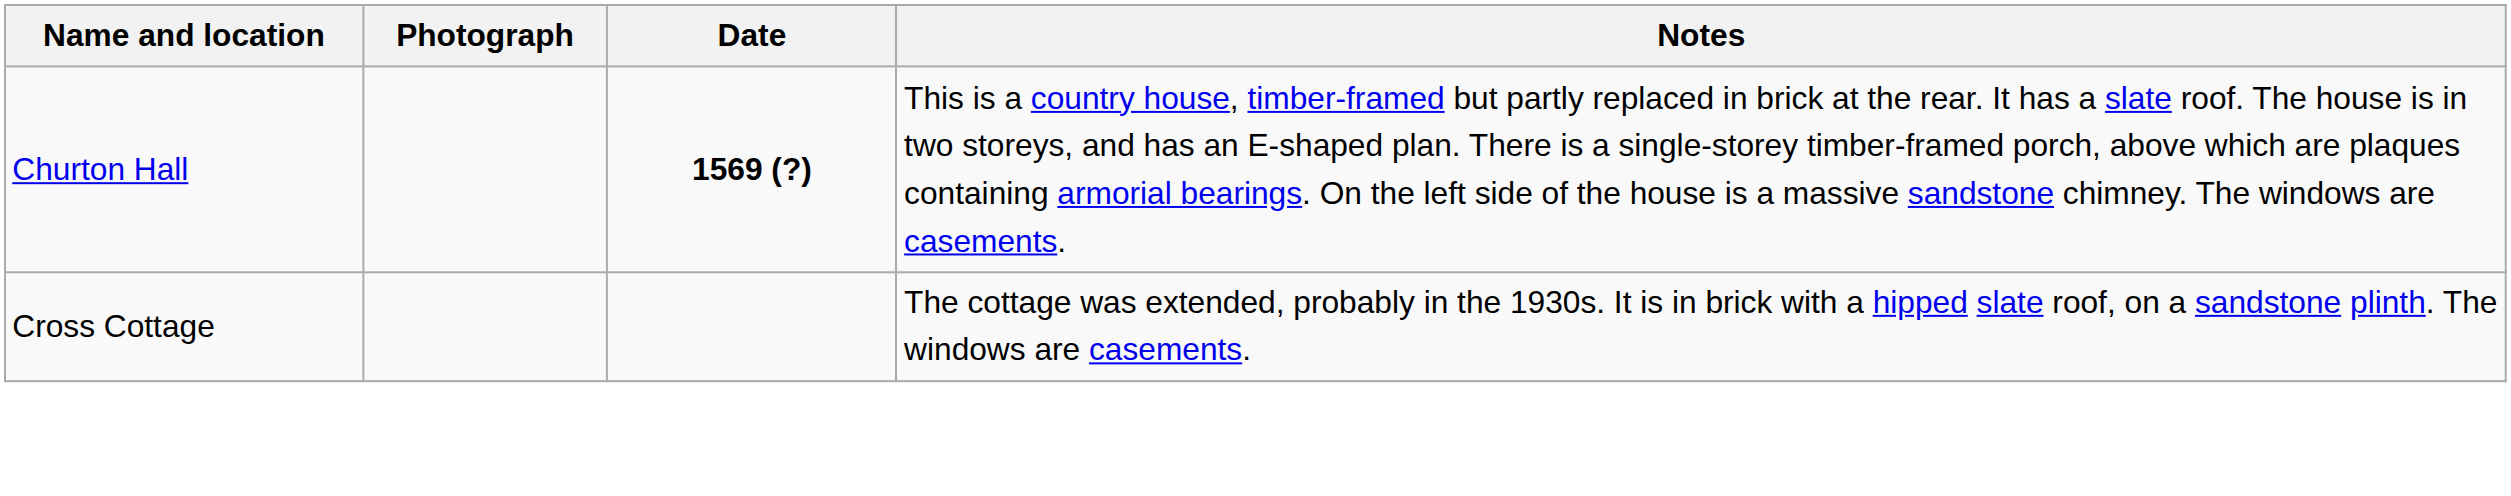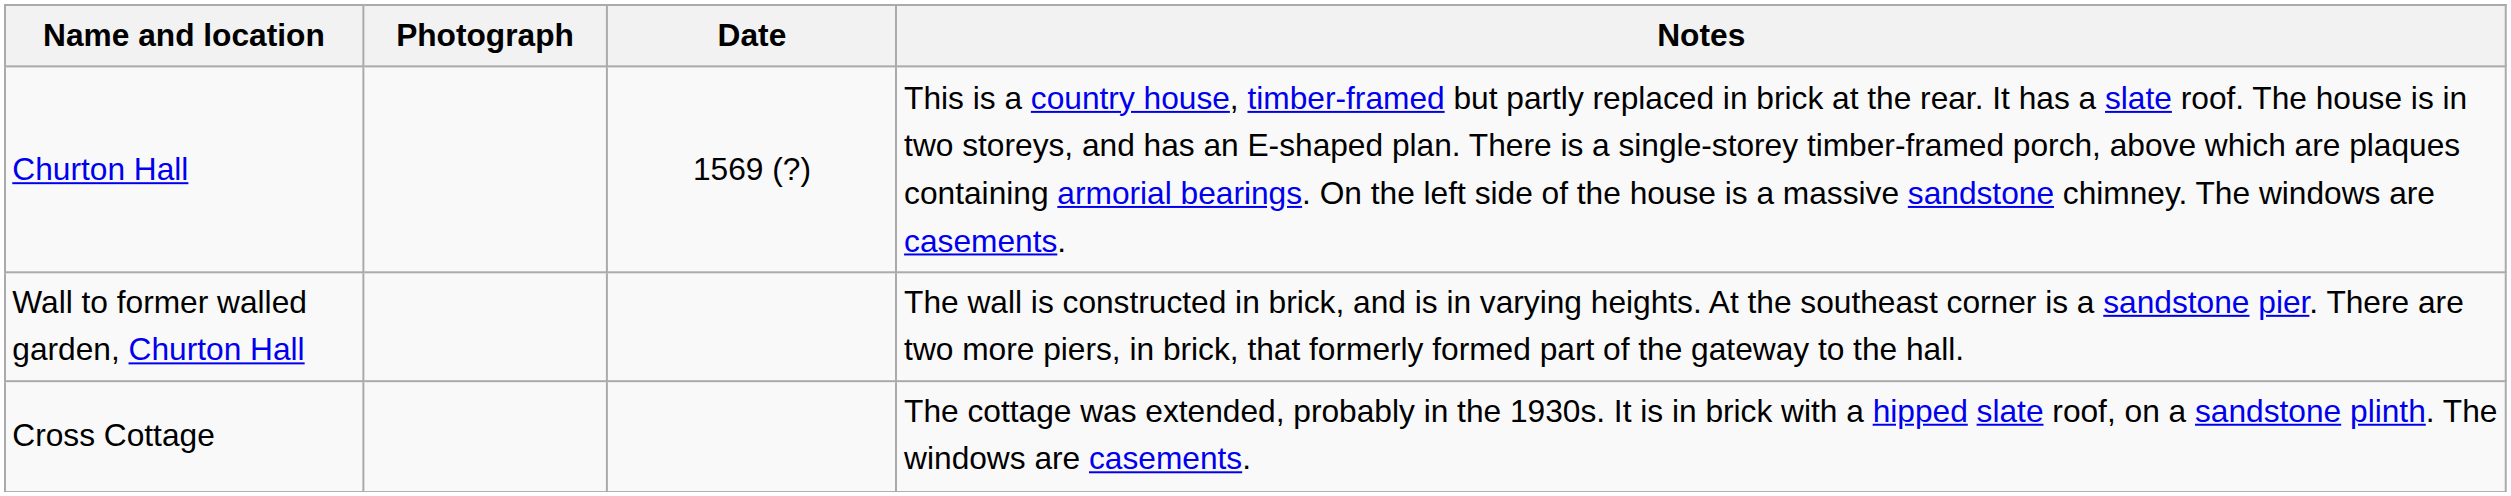(752, 168) bold -> (752, 168) normal
+ row: (160, 326)
